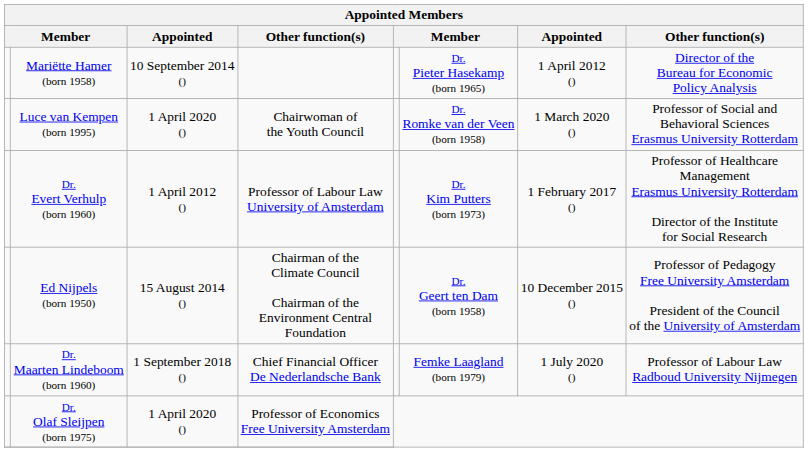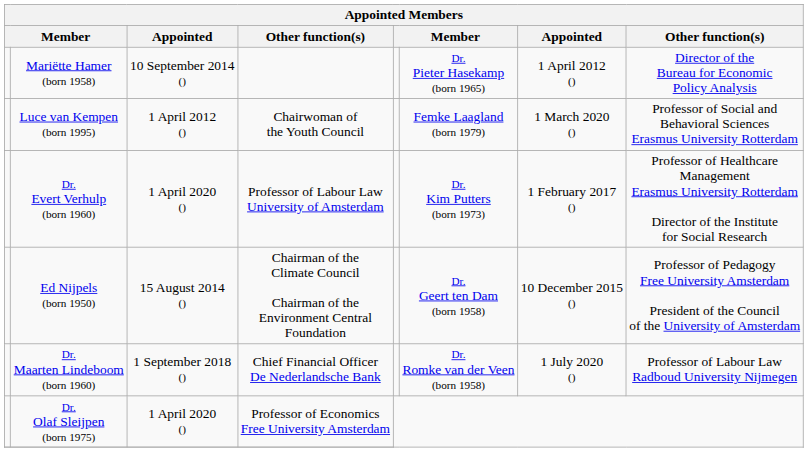(182, 124) 1 April 2020 () -> (182, 124) 1 April 2012 ()
(458, 125) Dr. Romke van der Veen (born 1958) -> (458, 124) Femke Laagland (born 1979)
(182, 198) 1 April 2012 () -> (182, 198) 1 April 2020 ()
(458, 369) Femke Laagland (born 1979) -> (458, 370) Dr. Romke van der Veen (born 1958)
